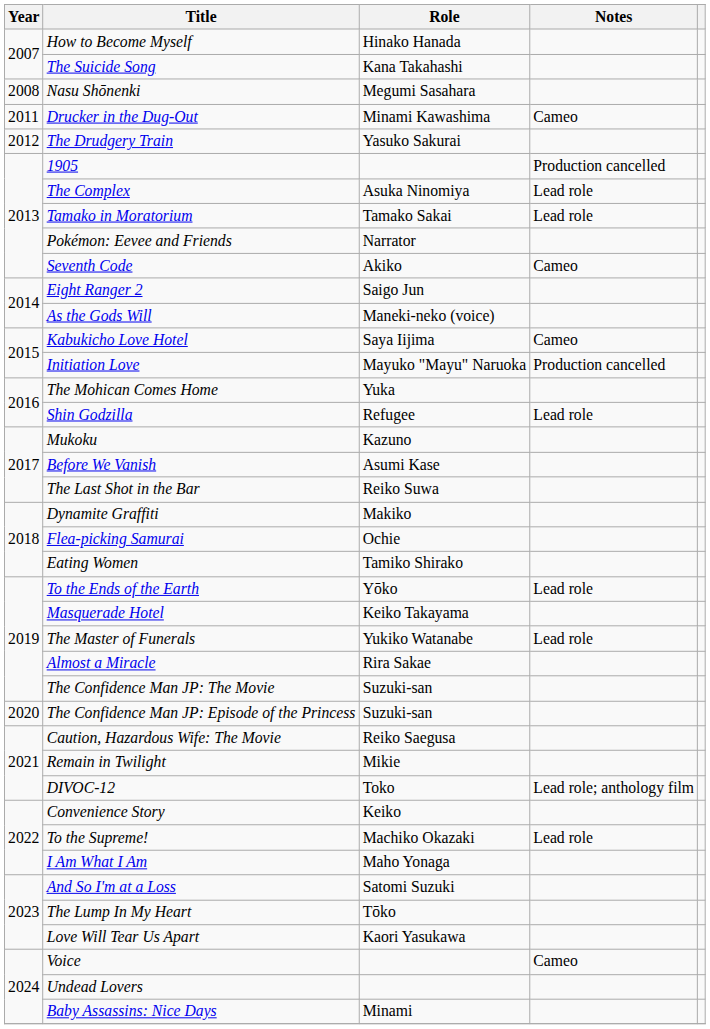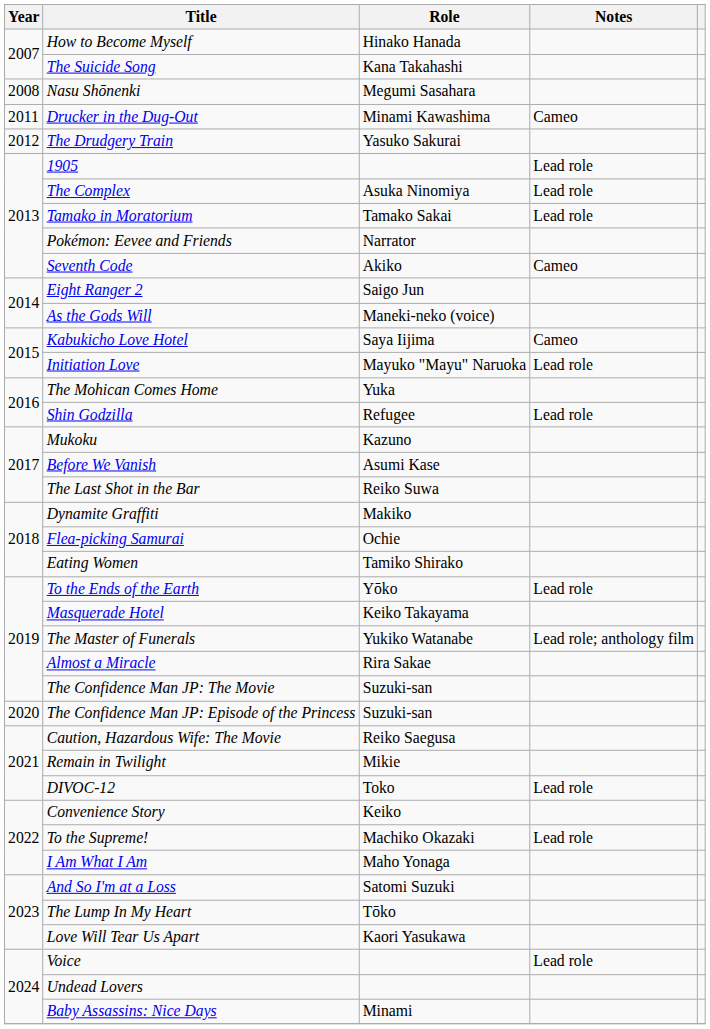(599, 166) Production cancelled -> (563, 166) Lead role
(599, 365) Production cancelled -> (563, 365) Lead role
(563, 638) Lead role -> (614, 638) Lead role; anthology film
(614, 787) Lead role; anthology film -> (563, 787) Lead role
(556, 961) Cameo -> (563, 961) Lead role
